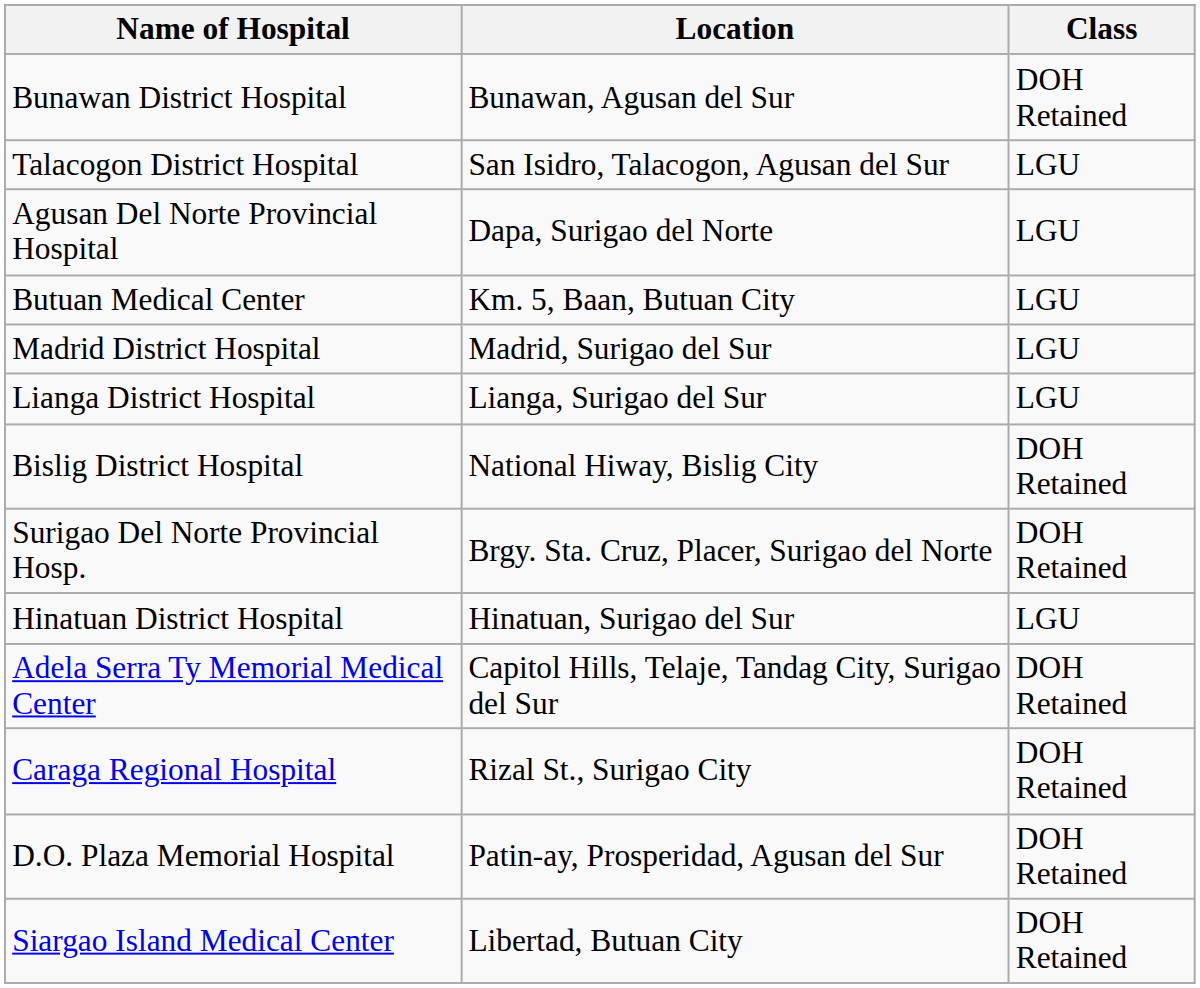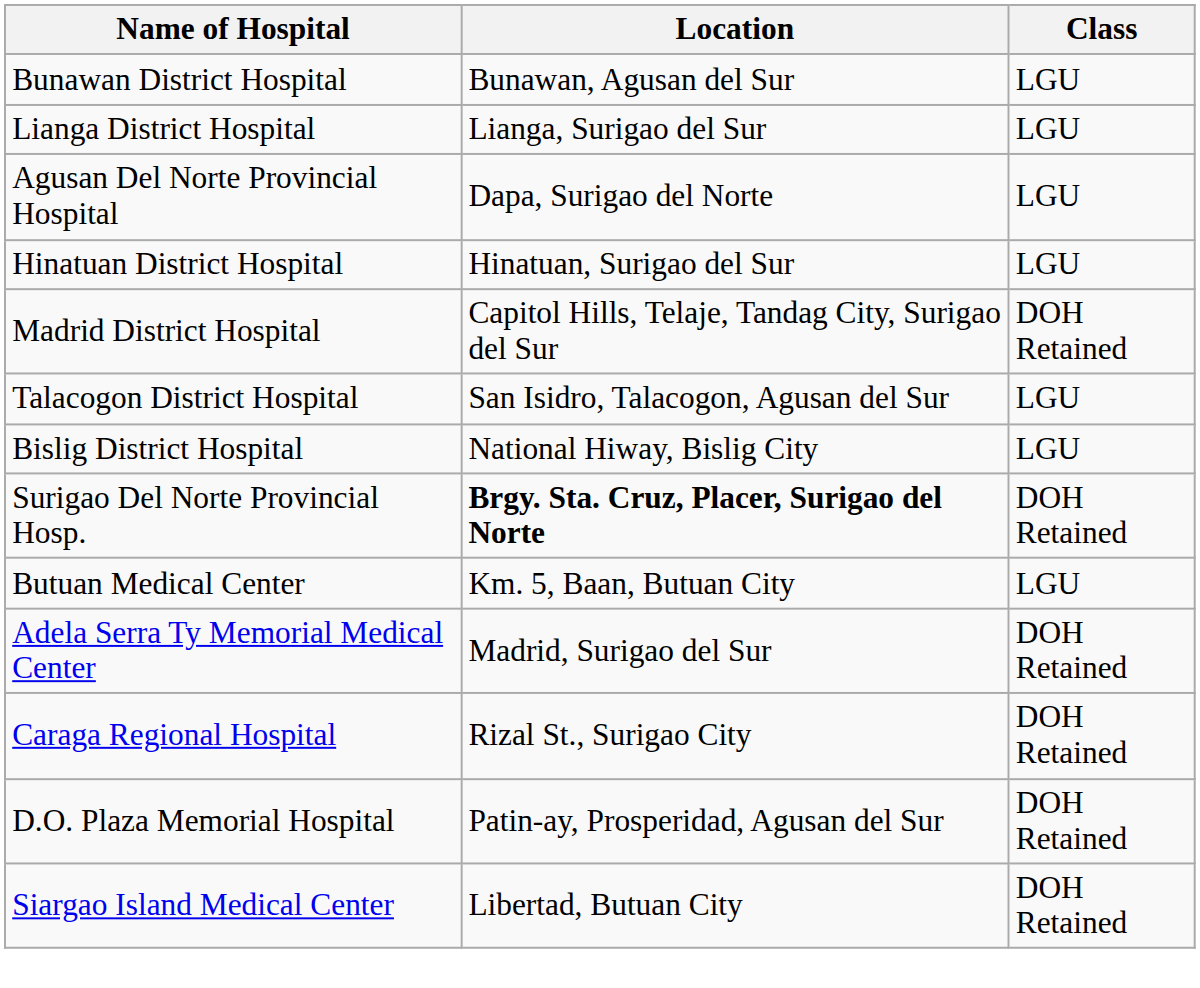(1072, 96) DOH Retained -> (1048, 79) LGU
rows swapped: (185, 164) <-> (164, 398)
rows swapped: (178, 618) <-> (159, 298)
(620, 348) Madrid, Surigao del Sur -> (735, 330) Capitol Hills, Telaje, Tandag City, Surigao del Sur
(1048, 348) LGU -> (1072, 330) DOH Retained
(1072, 465) DOH Retained -> (1048, 448) LGU
(730, 550) normal -> (705, 515) bold
(735, 685) Capitol Hills, Telaje, Tandag City, Surigao del Sur -> (620, 650) Madrid, Surigao del Sur
